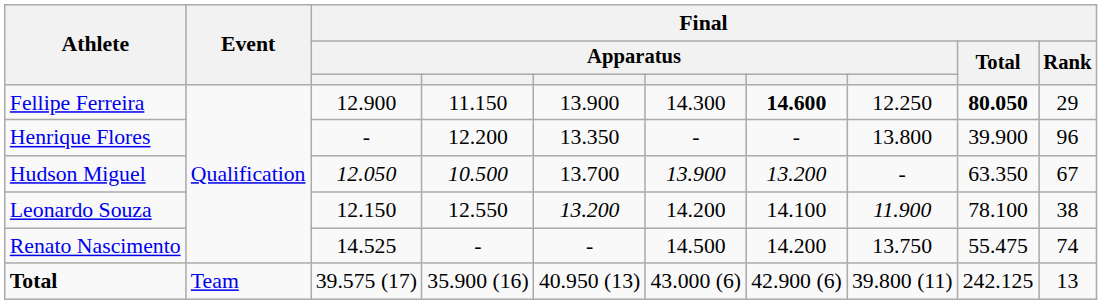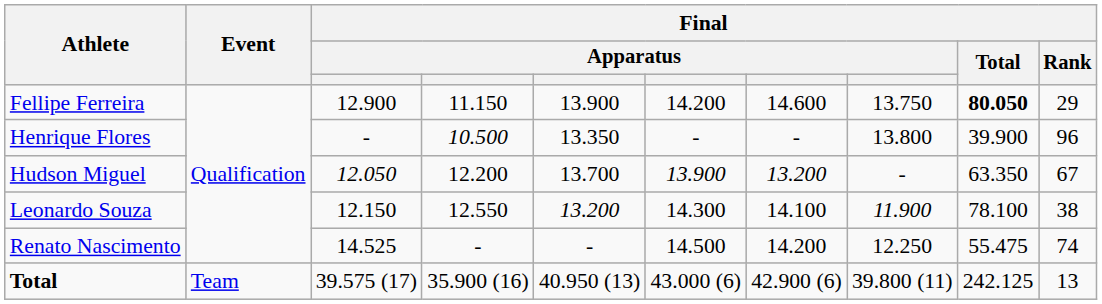(696, 102) 14.300 -> (696, 102) 14.200
(796, 102) bold -> (796, 102) normal
(902, 102) 12.250 -> (902, 102) 13.750
(478, 138) 12.200 -> (478, 138) 10.500
(478, 174) 10.500 -> (478, 174) 12.200
(696, 209) 14.200 -> (696, 209) 14.300
(902, 245) 13.750 -> (902, 245) 12.250
